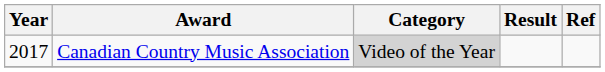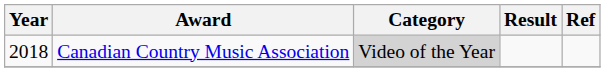(29, 50) 2017 -> (29, 50) 2018
